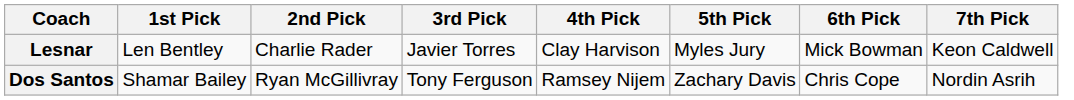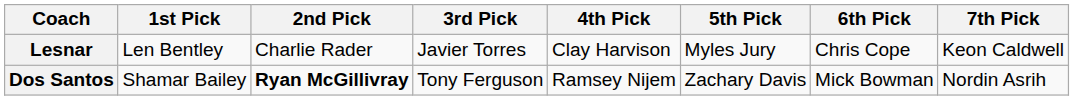(864, 49) Mick Bowman -> (863, 49) Chris Cope
(326, 79) normal -> (332, 79) bold
(852, 79) Chris Cope -> (874, 79) Mick Bowman
